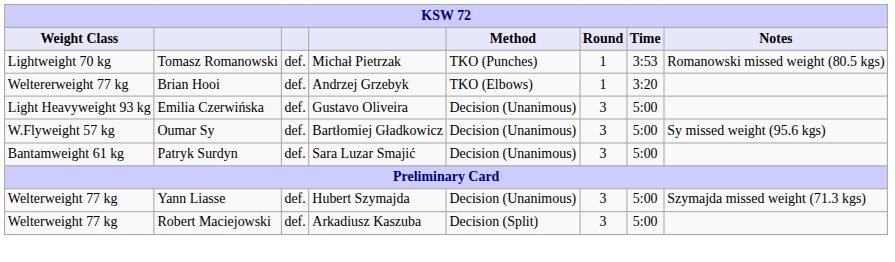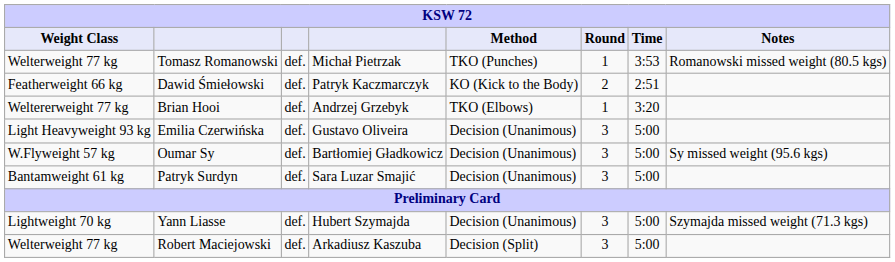(59, 61) Lightweight 70 kg -> (63, 61) Welterweight 77 kg
+ row: (211, 84)
(63, 199) Welterweight 77 kg -> (59, 222) Lightweight 70 kg
